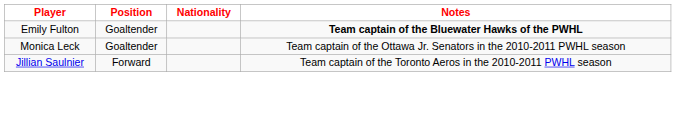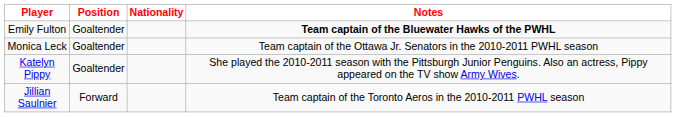+ row: (37, 69)
